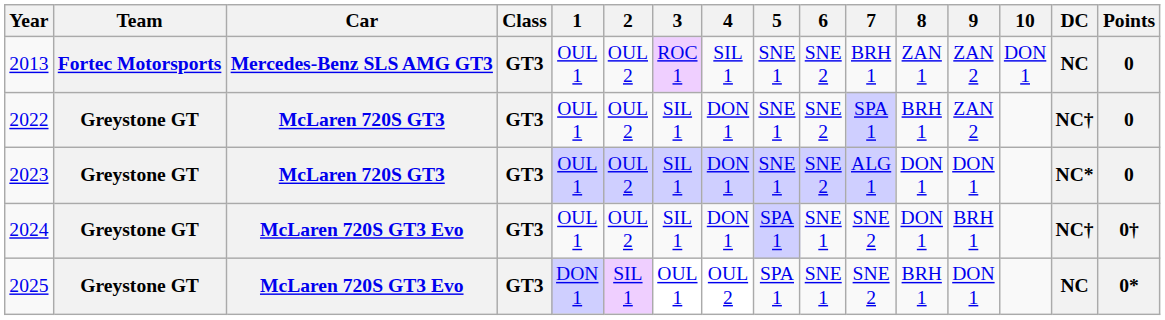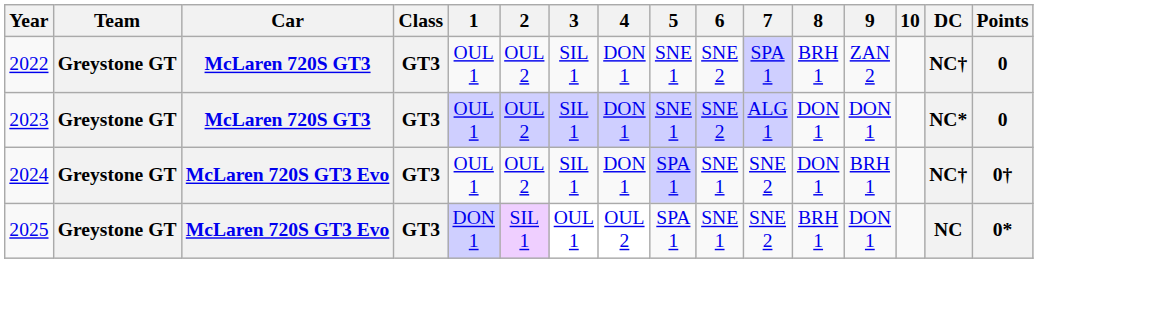- row: (29, 64)
